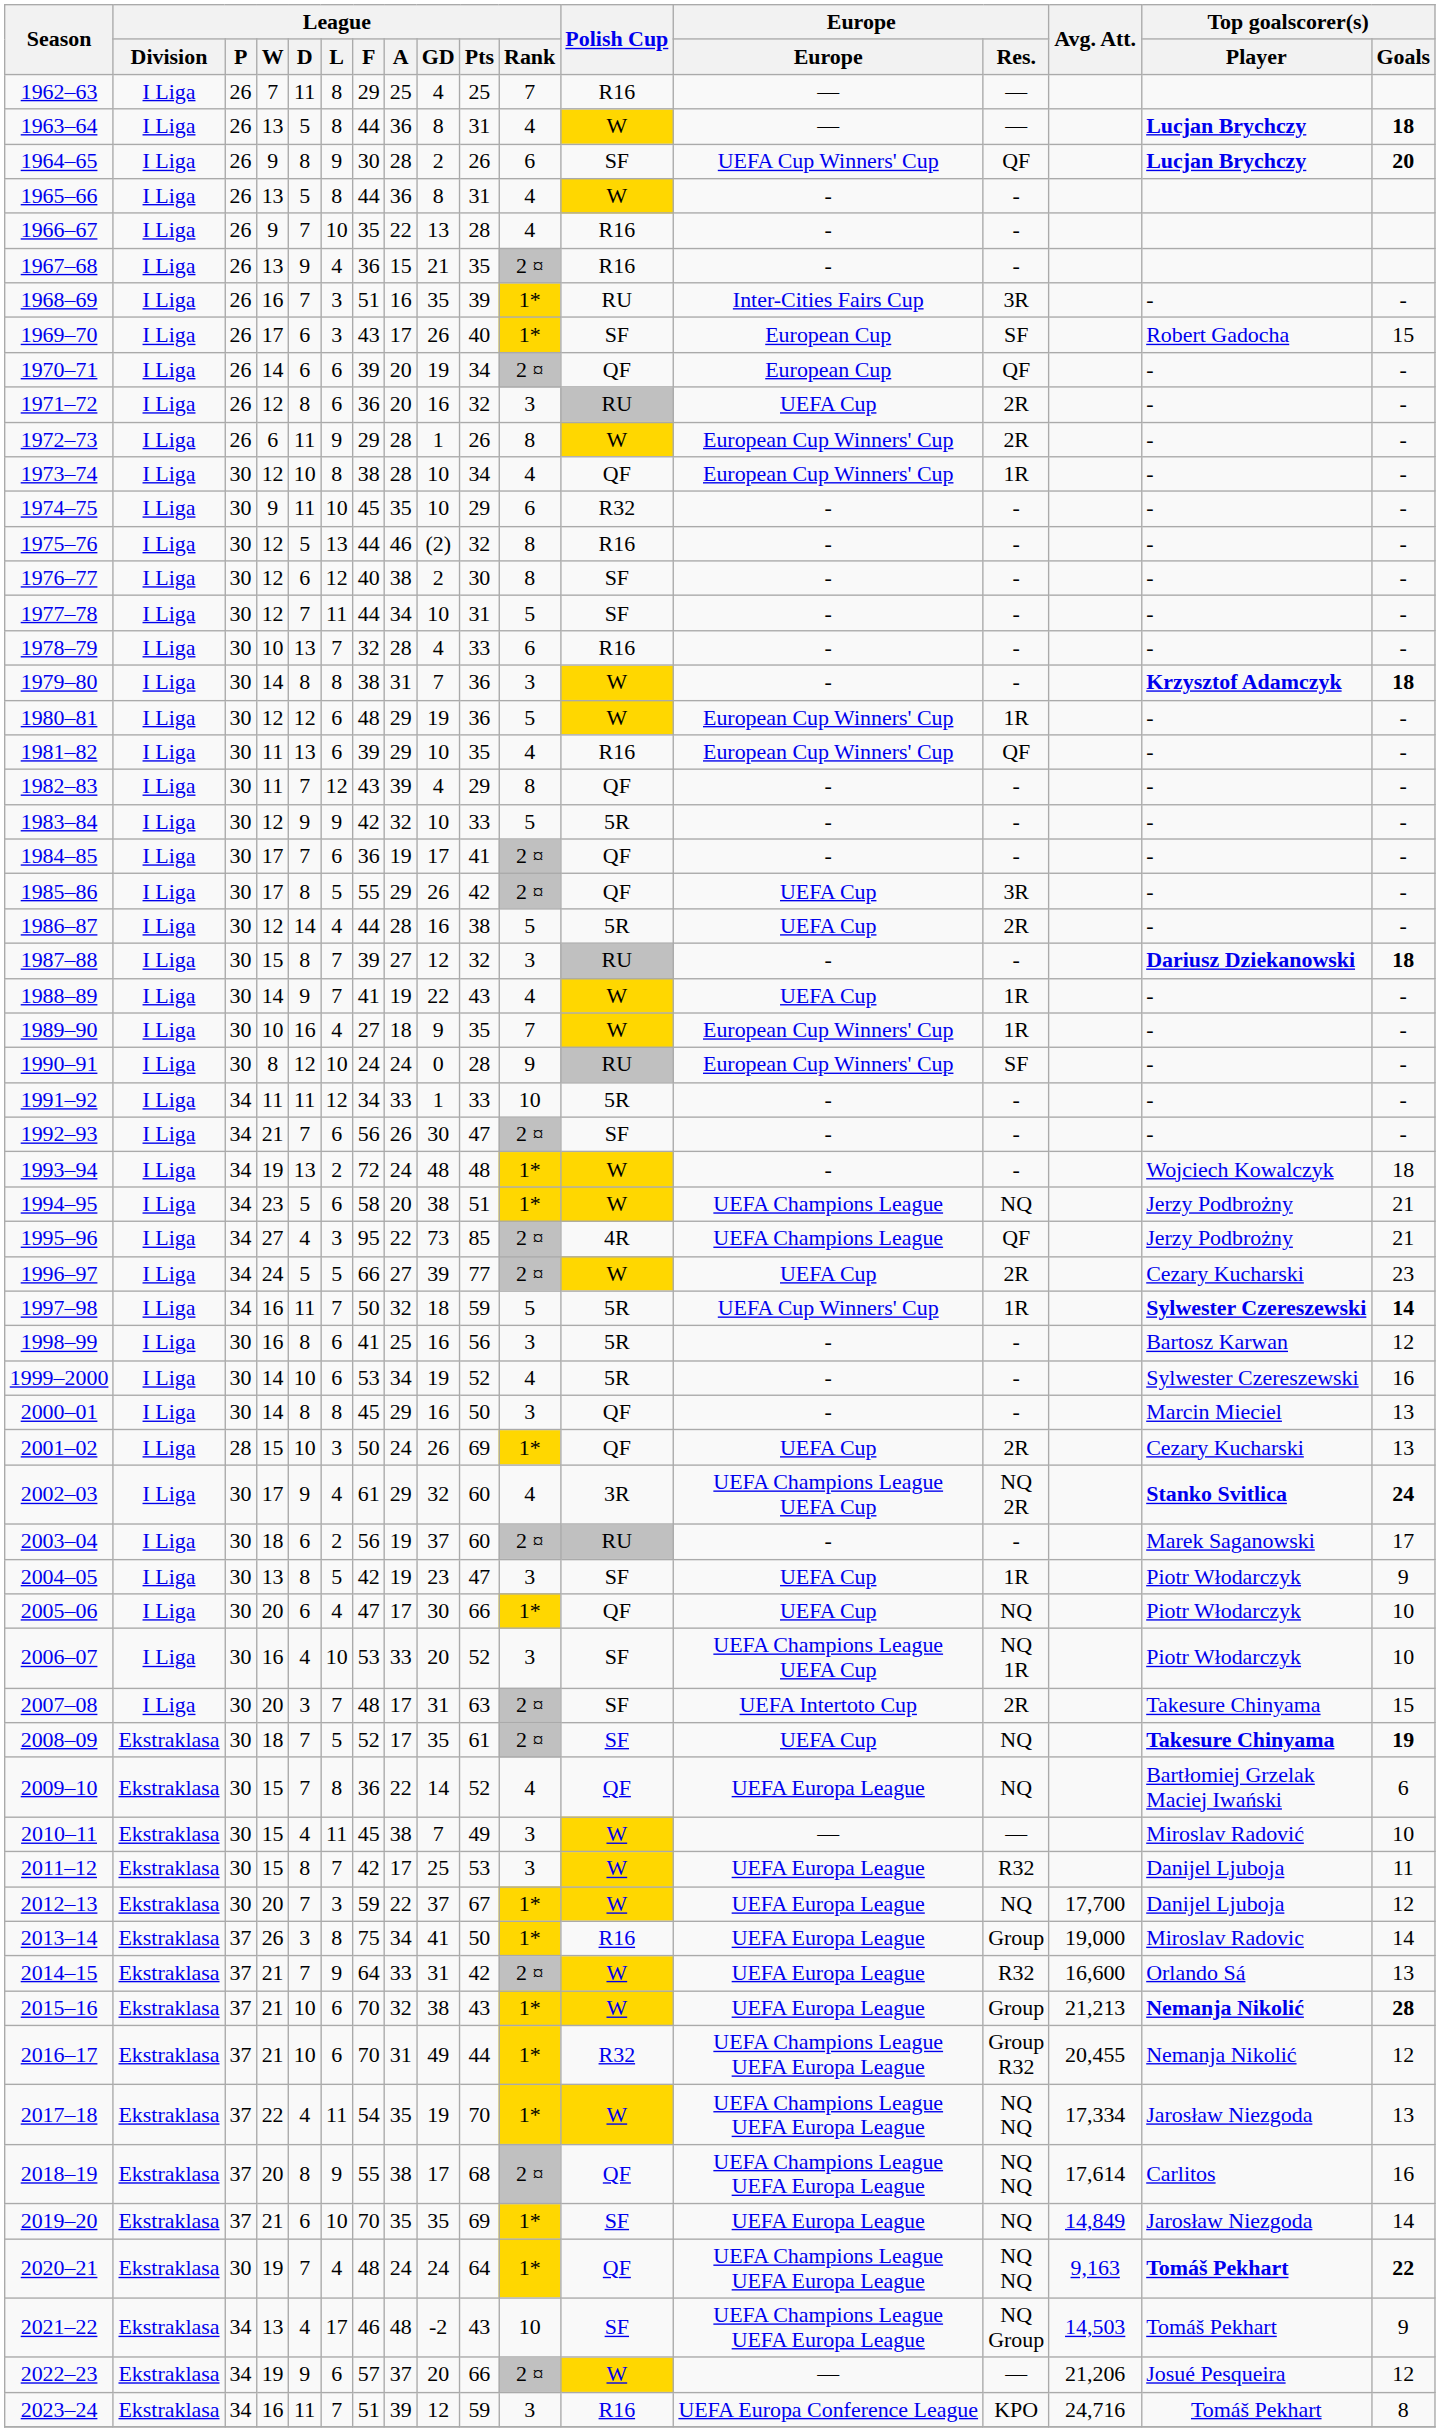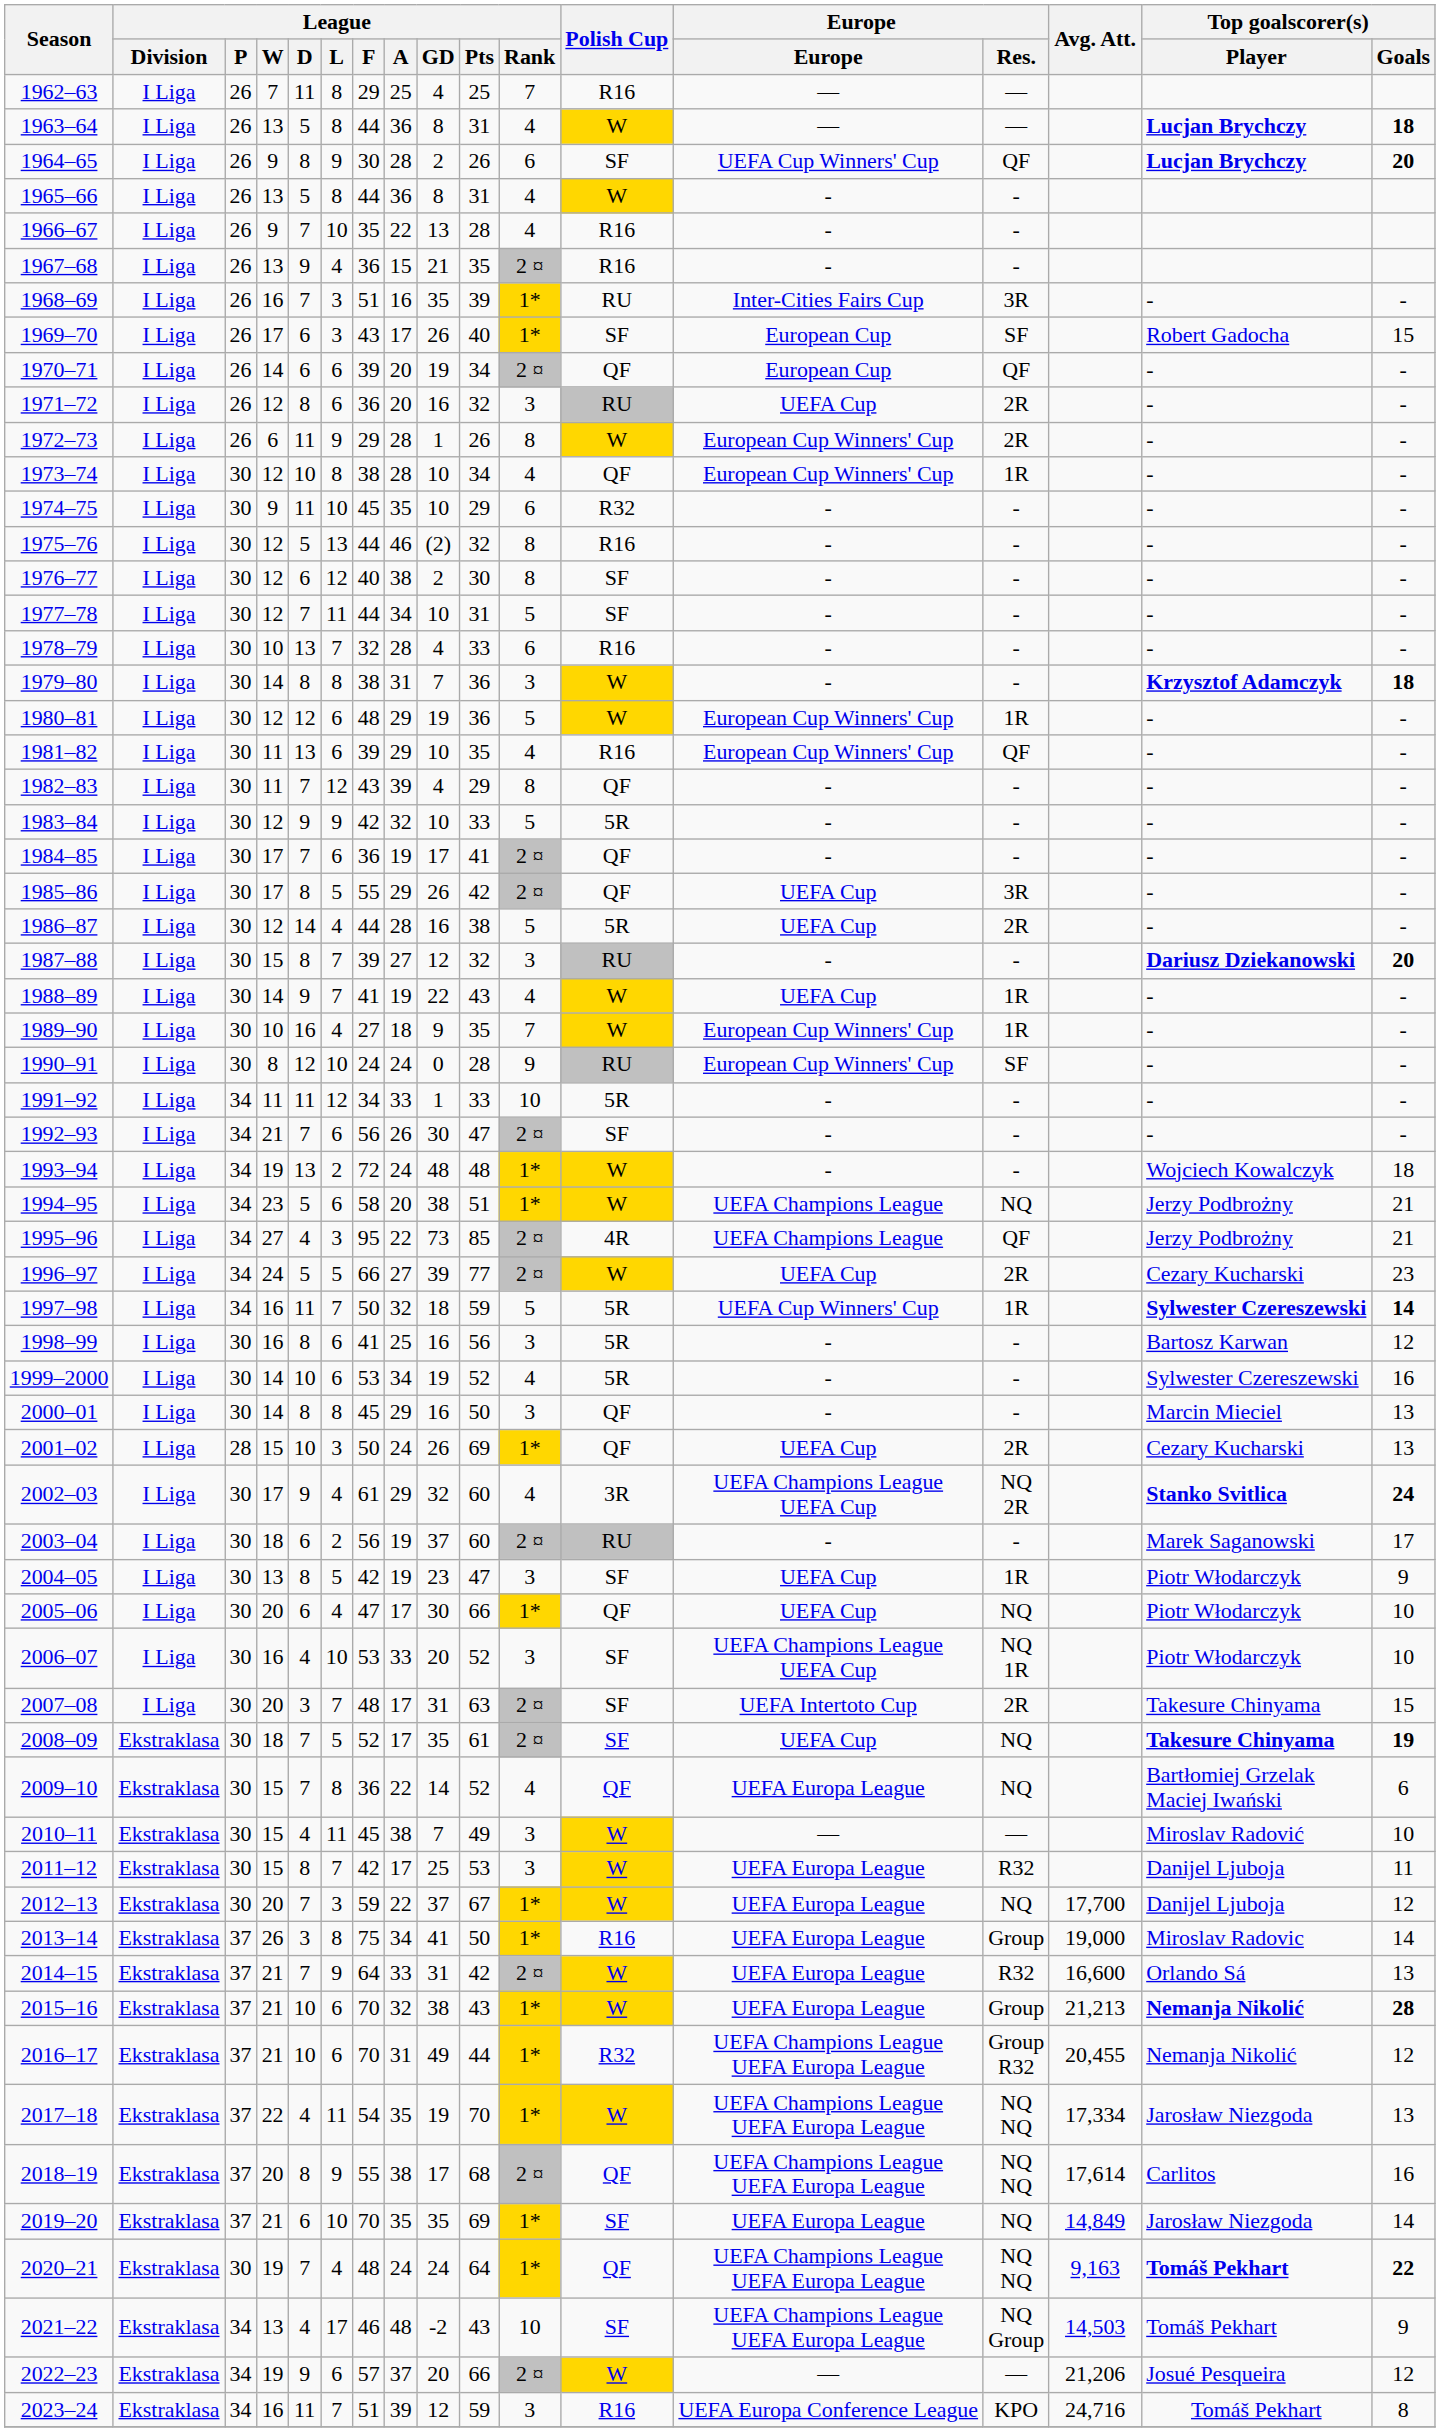(1403, 960) 18 -> (1403, 960) 20
